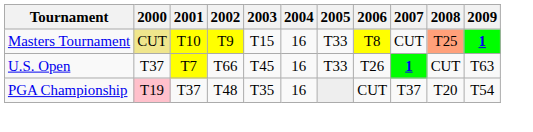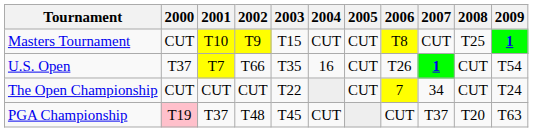(152, 41) khaki background -> (179, 41) no background
(299, 41) 16 -> (326, 41) CUT
(335, 41) T33 -> (363, 41) CUT
(446, 41) lightsalmon background -> (473, 41) no background
(262, 66) T45 -> (289, 66) T35
(335, 66) T33 -> (363, 66) CUT
(482, 66) T63 -> (510, 66) T54
+ row: (83, 90)
(262, 90) T35 -> (289, 115) T45
(299, 90) 16 -> (326, 115) CUT
(482, 90) T54 -> (510, 115) T63
